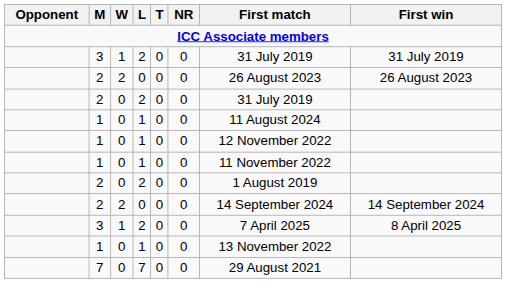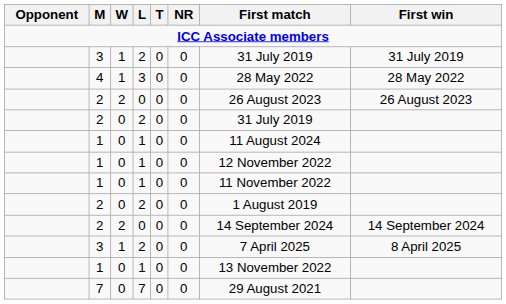+ row: (100, 78)
